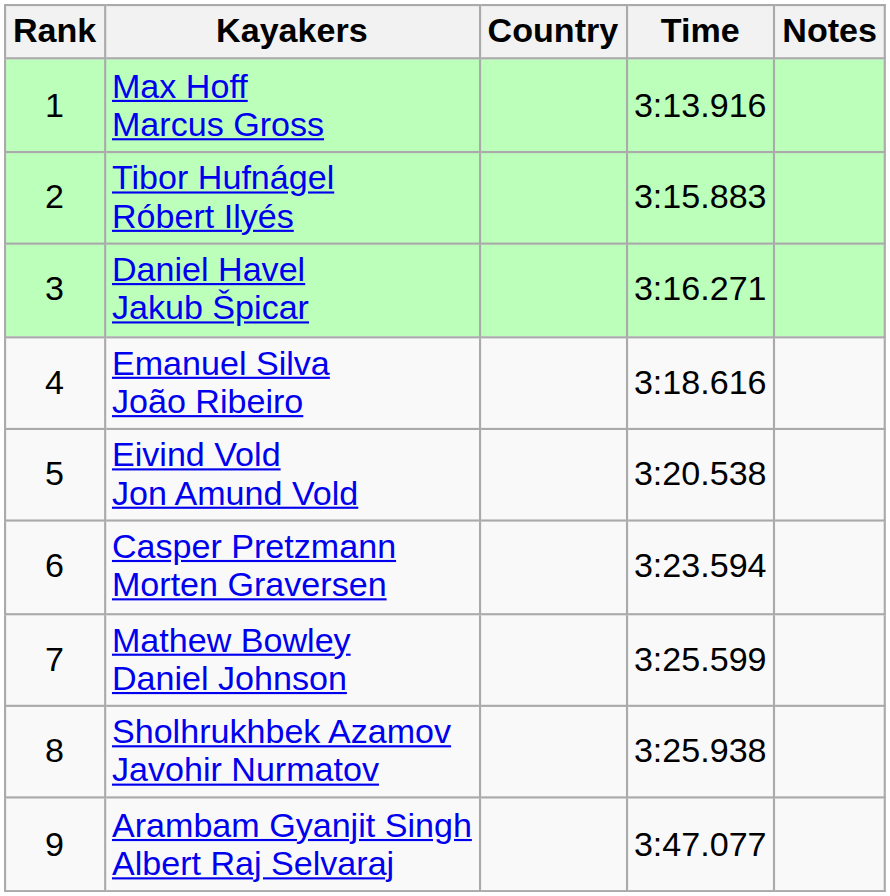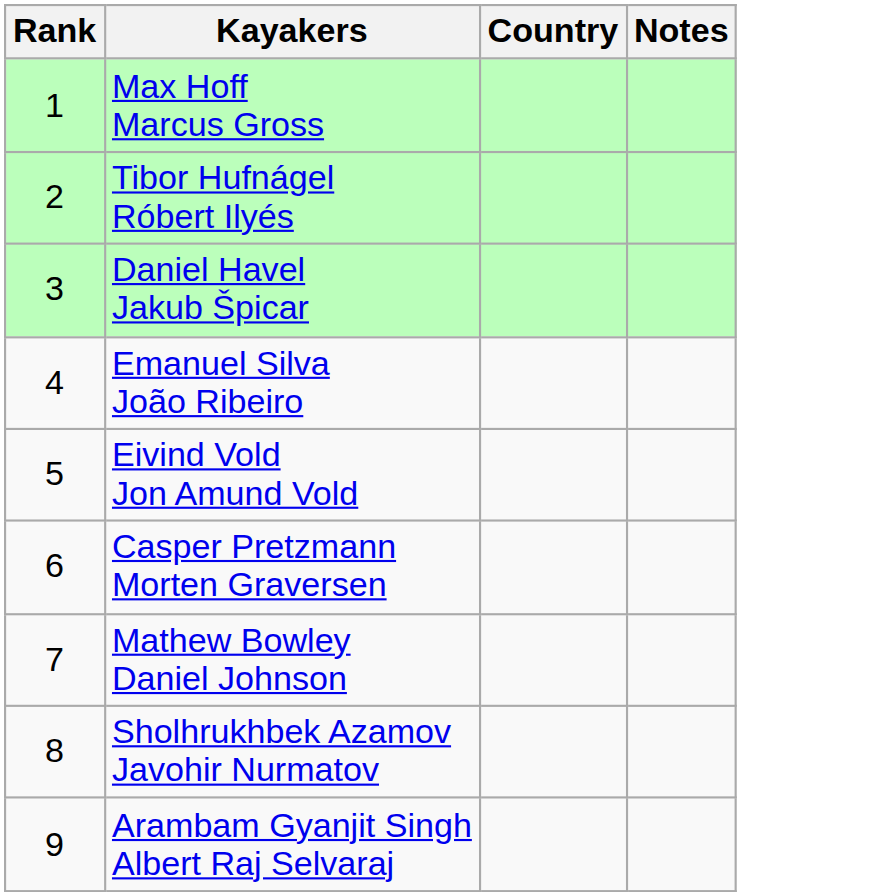- column: (700, 31)
